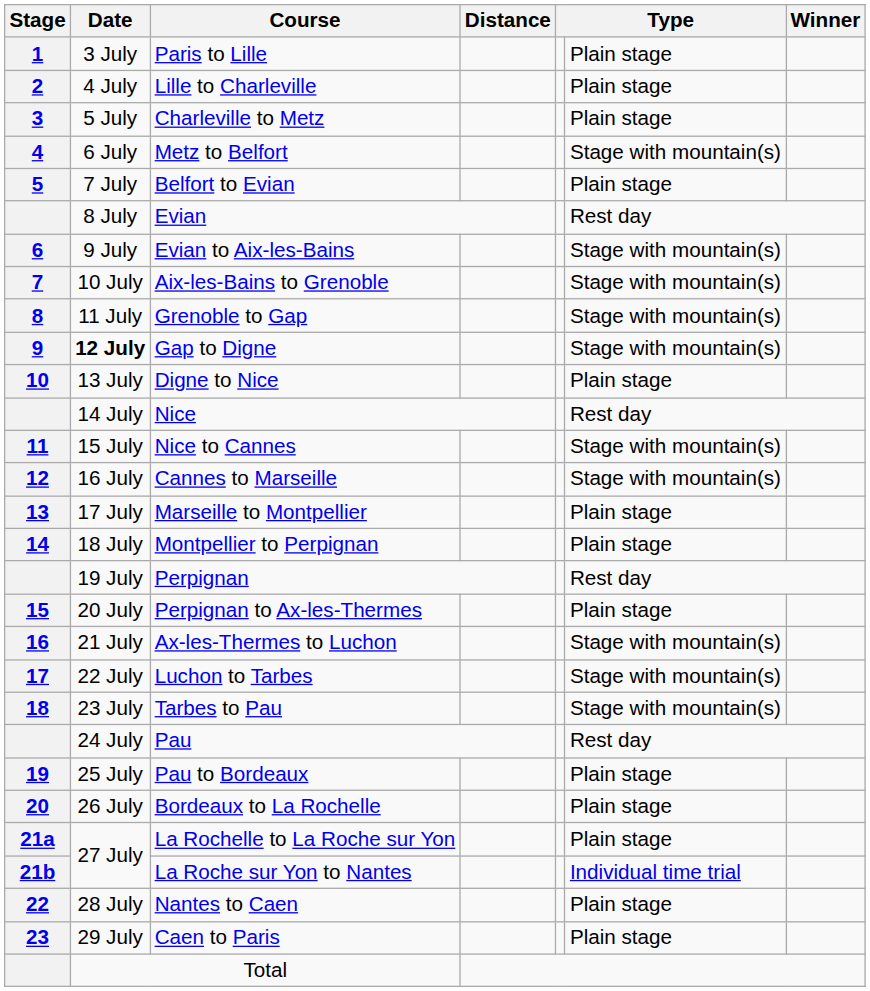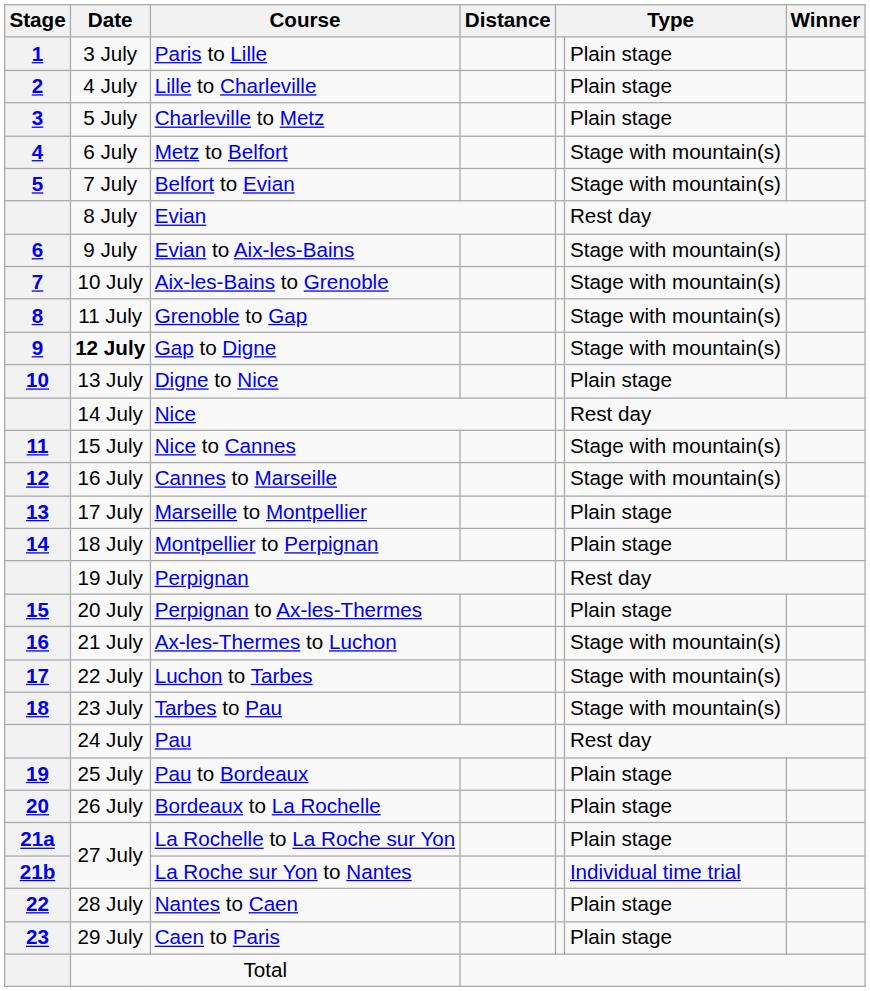(621, 184) Plain stage -> (675, 184) Stage with mountain(s)
